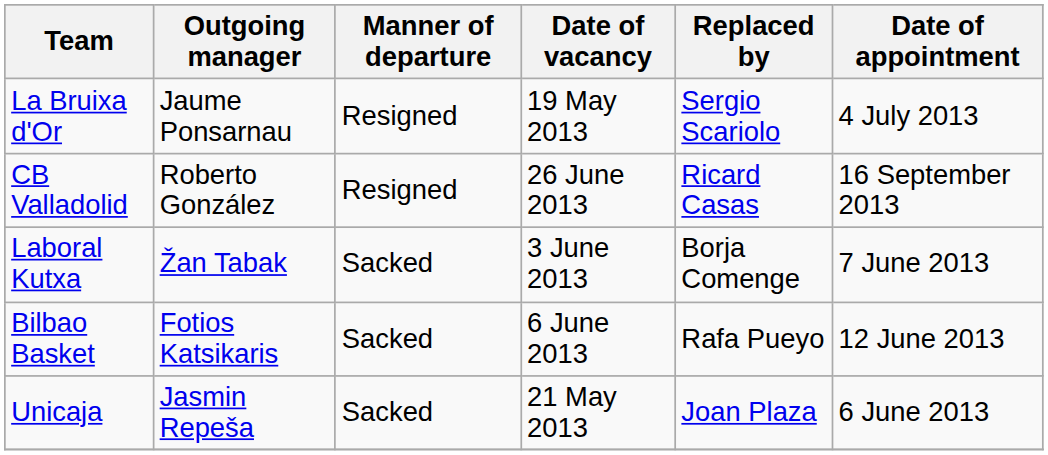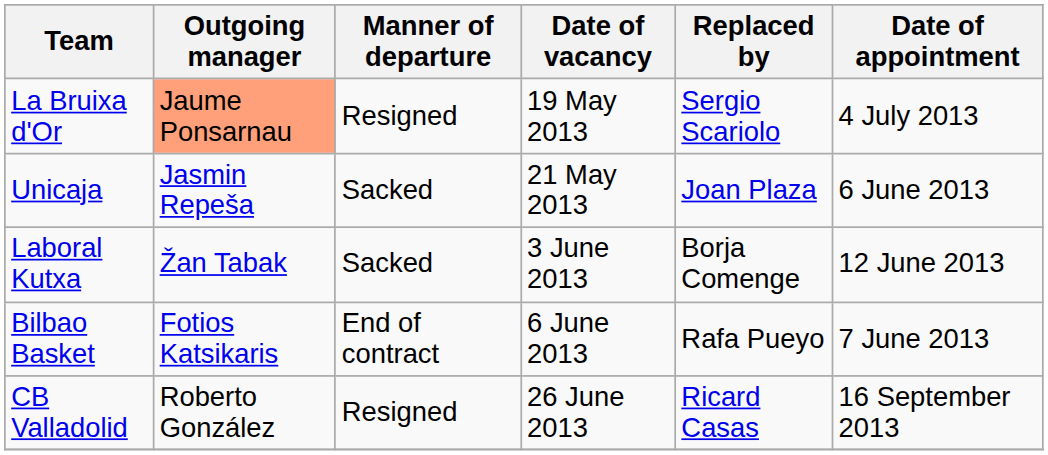(226, 115) no background -> (226, 115) lightsalmon background
rows swapped: (57, 412) <-> (69, 189)
(914, 264) 7 June 2013 -> (922, 264) 12 June 2013
(387, 338) Sacked -> (391, 338) End of contract
(922, 338) 12 June 2013 -> (914, 338) 7 June 2013
